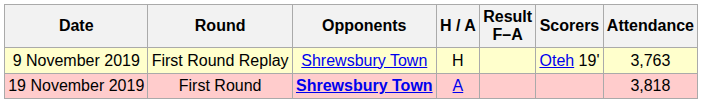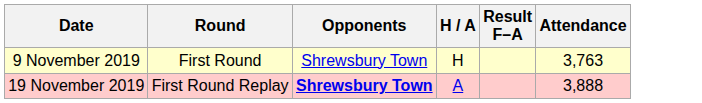- column: (569, 26)
(220, 60) First Round Replay -> (220, 60) First Round
(220, 85) First Round -> (220, 85) First Round Replay
(650, 85) 3,818 -> (583, 85) 3,888
